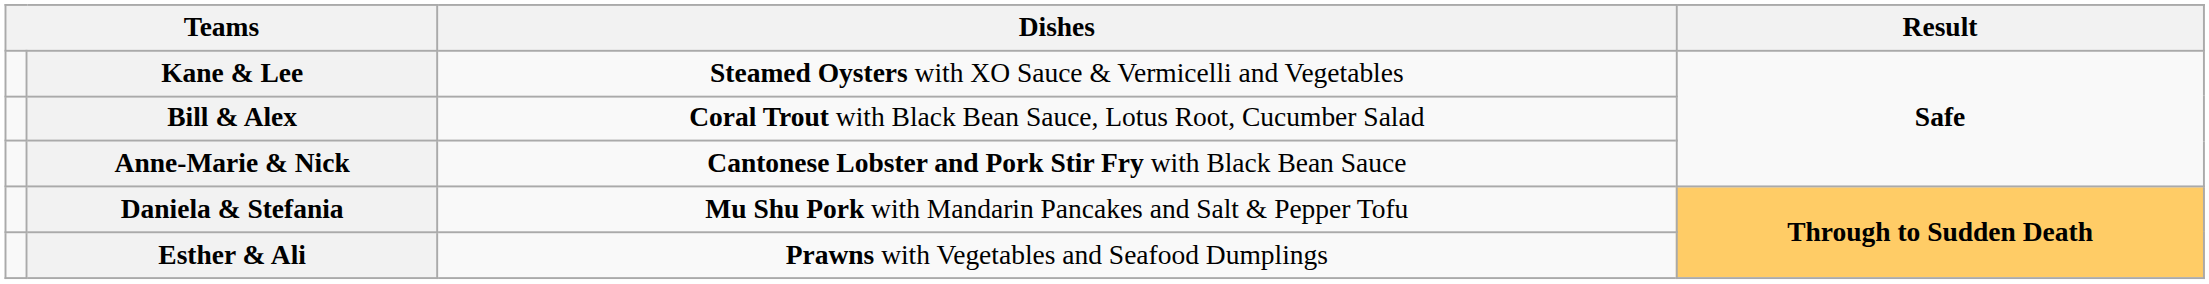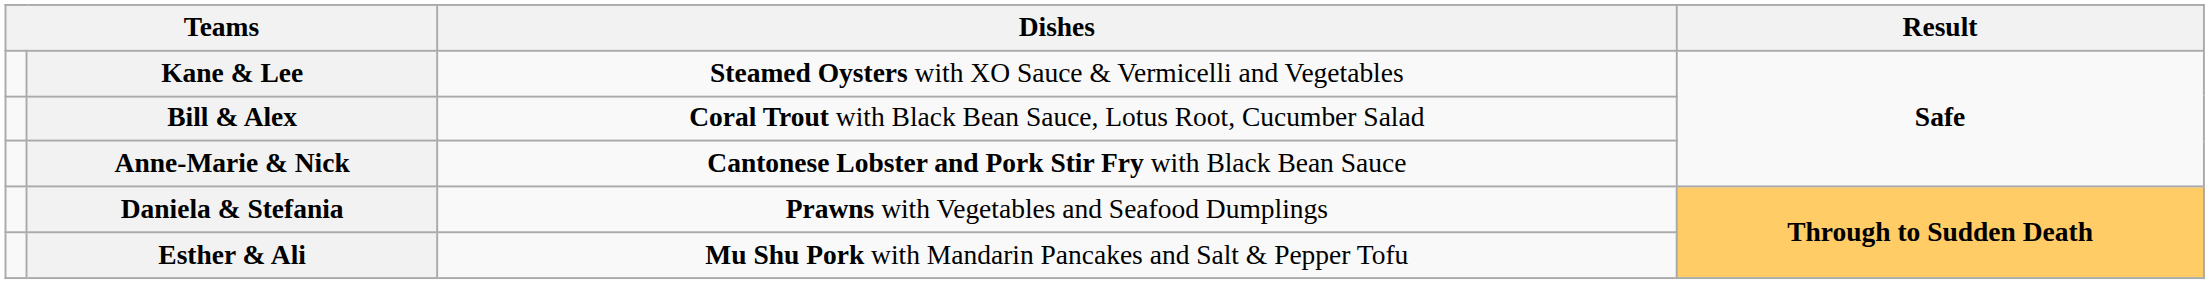(1057, 209) Mu Shu Pork with Mandarin Pancakes and Salt & Pepper Tofu -> (1057, 209) Prawns with Vegetables and Seafood Dumplings
(1057, 254) Prawns with Vegetables and Seafood Dumplings -> (1057, 254) Mu Shu Pork with Mandarin Pancakes and Salt & Pepper Tofu
